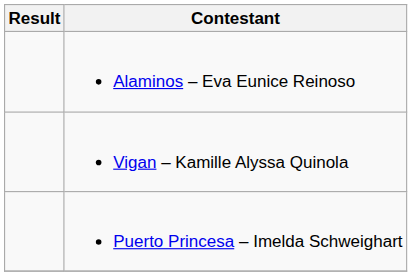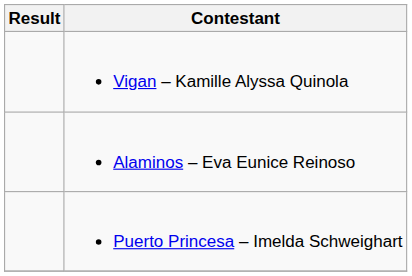rows swapped: (235, 161) <-> (235, 81)
